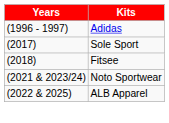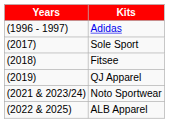+ row: (116, 77)
